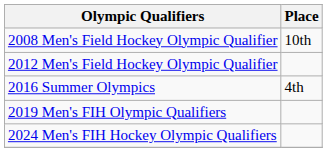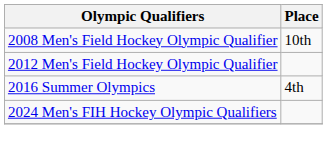- row: (117, 111)
